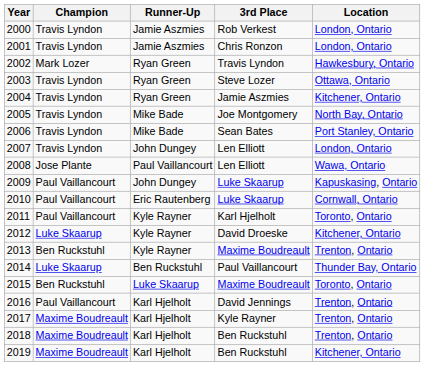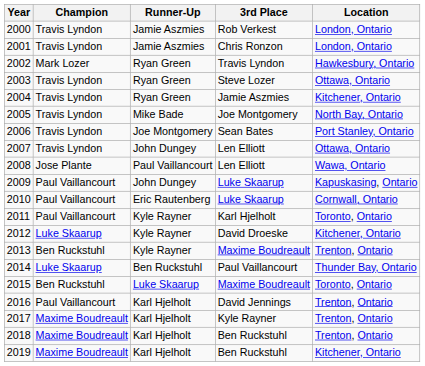(158, 132) Mike Bade -> (173, 132) Joe Montgomery
(353, 149) London, Ontario -> (353, 149) Ottawa, Ontario
